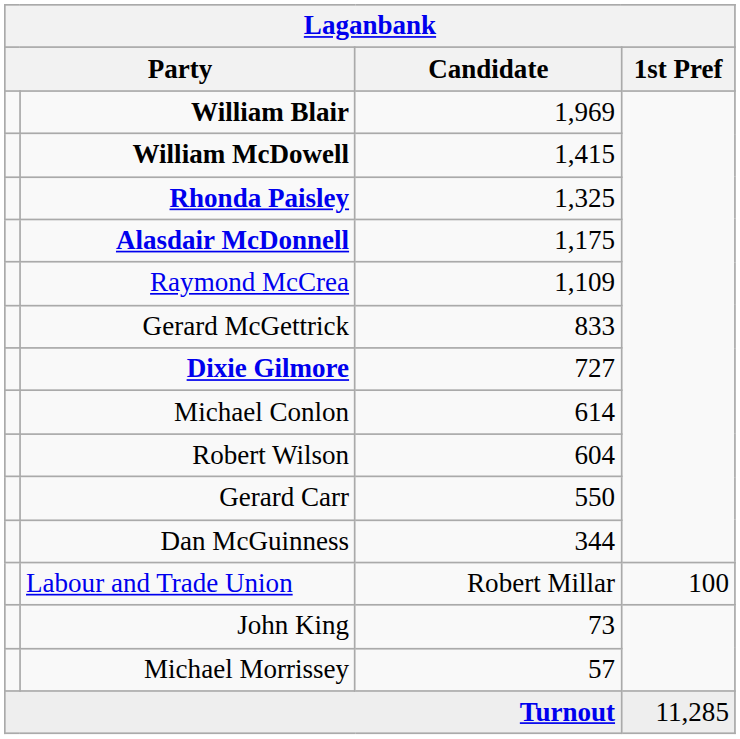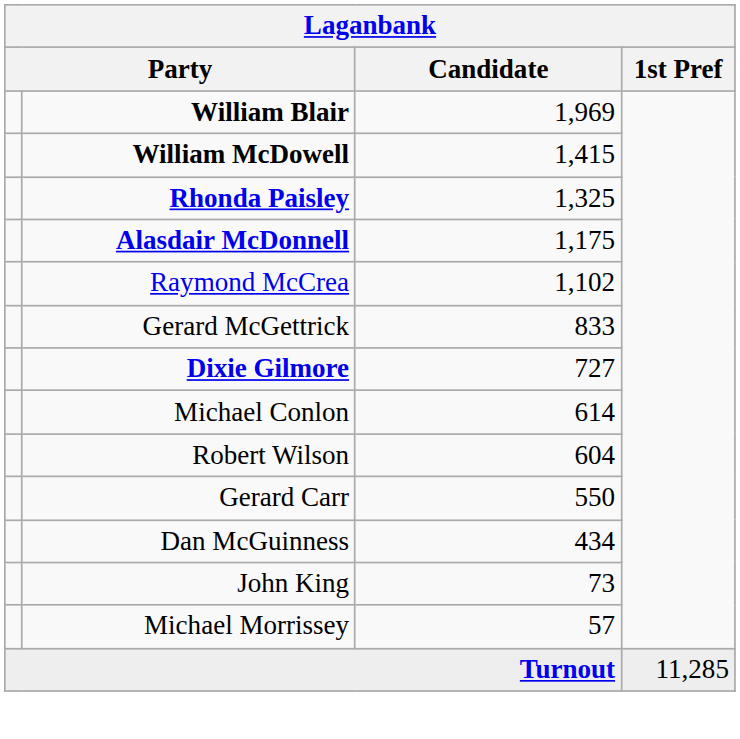(585, 283) 1,109 -> (585, 283) 1,102
(595, 540) 344 -> (595, 540) 434
- row: (159, 583)
